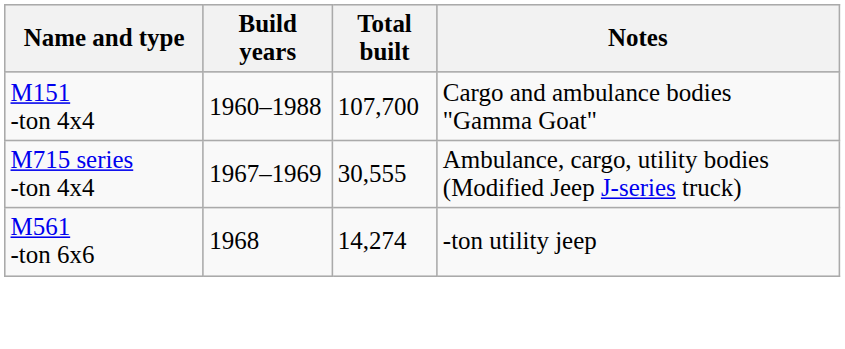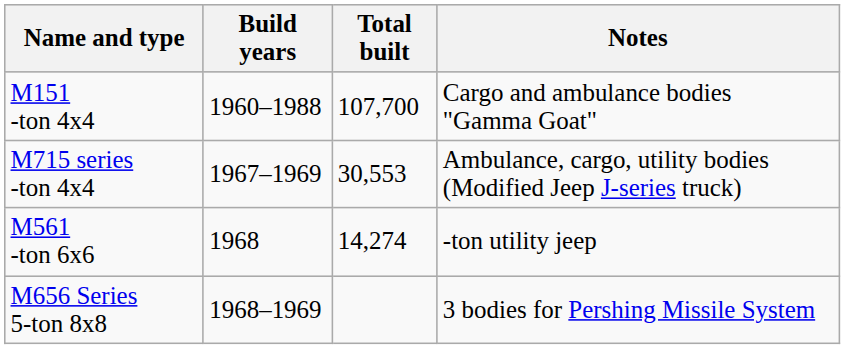(372, 173) 30,555 -> (372, 173) 30,553
+ row: (74, 308)
